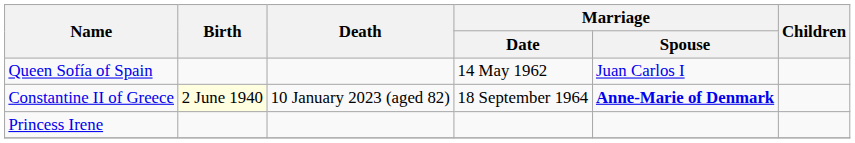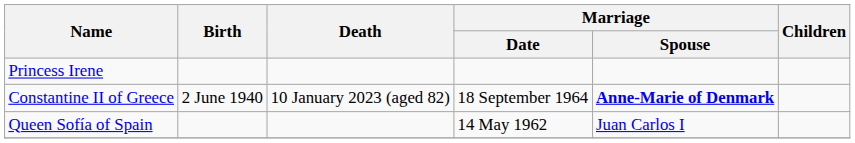rows swapped: (80, 71) <-> (56, 124)
(222, 97) lightyellow background -> (222, 97) no background
